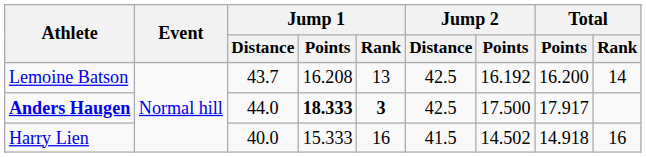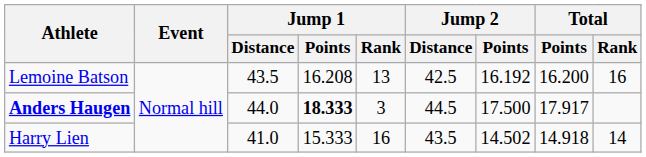(263, 78) 43.7 -> (263, 78) 43.5
(617, 78) 14 -> (617, 78) 16
(381, 108) bold -> (381, 108) normal
(441, 108) 42.5 -> (441, 108) 44.5
(263, 137) 40.0 -> (263, 137) 41.0
(441, 137) 41.5 -> (441, 137) 43.5
(617, 137) 16 -> (617, 137) 14
